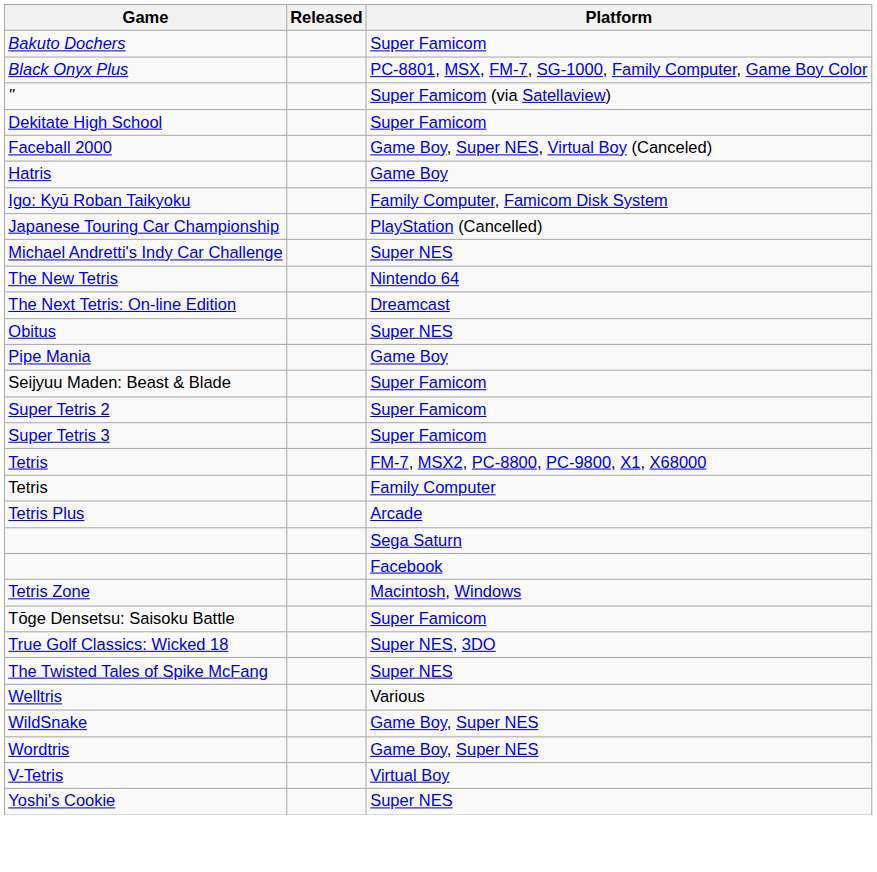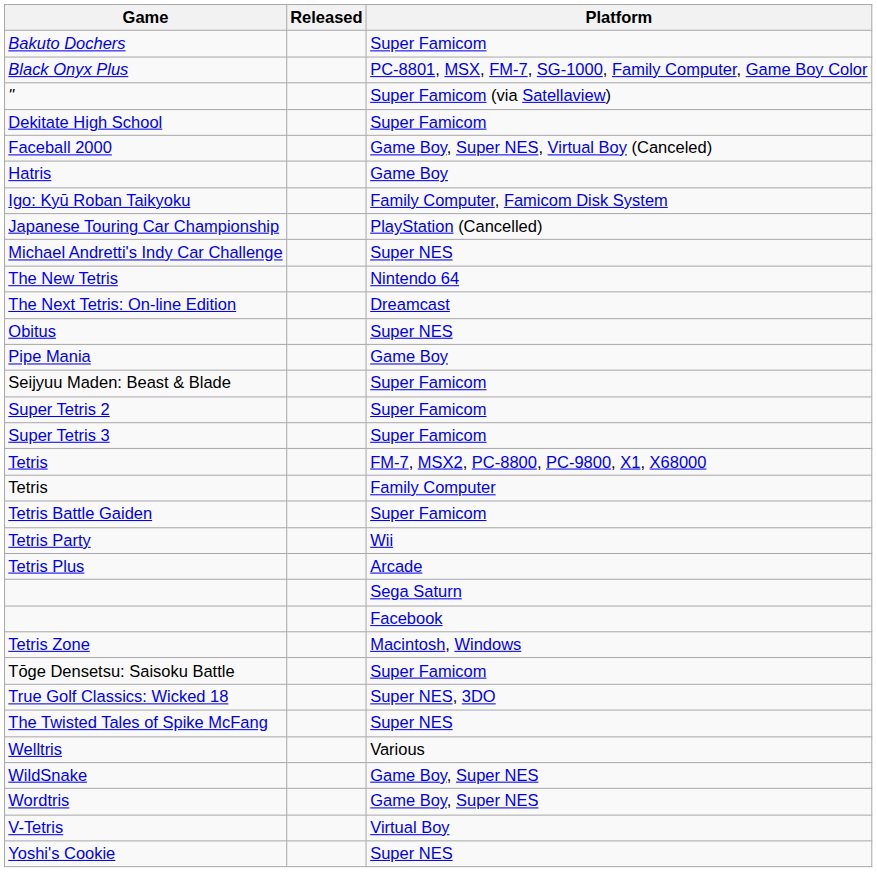+ row: (80, 514)
+ row: (50, 540)
